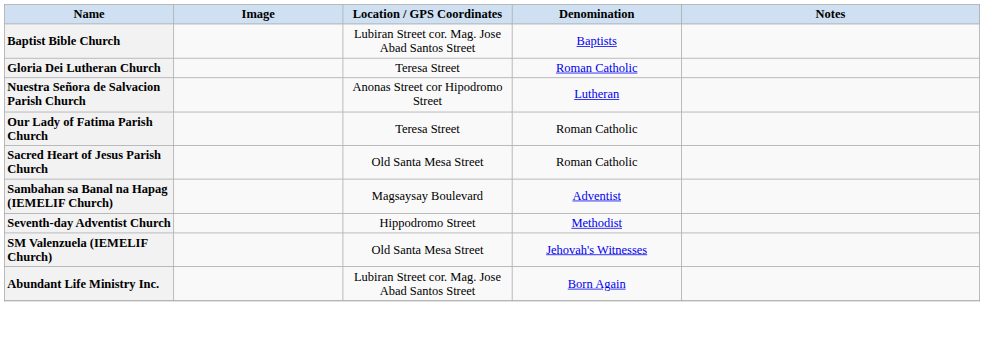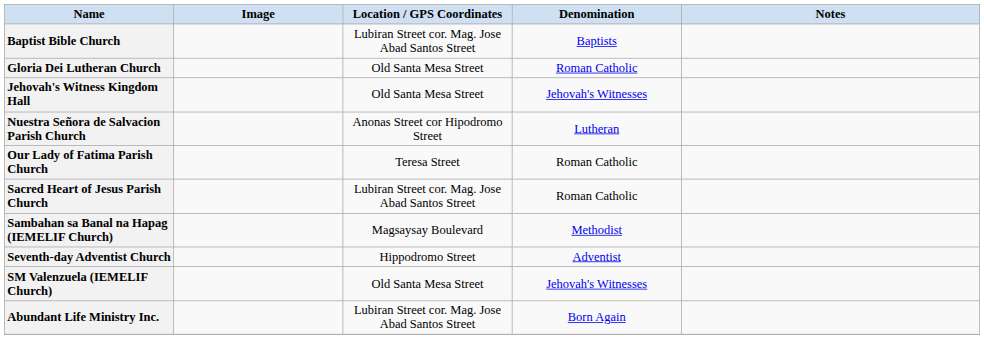(427, 68) Teresa Street -> (427, 68) Old Santa Mesa Street
+ row: (83, 94)
(427, 162) Old Santa Mesa Street -> (427, 196) Lubiran Street cor. Mag. Jose Abad Santos Street
(597, 196) Adventist -> (597, 230) Methodist
(597, 223) Methodist -> (597, 256) Adventist
